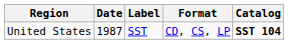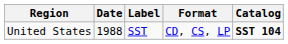(110, 31) 1987 -> (110, 31) 1988
